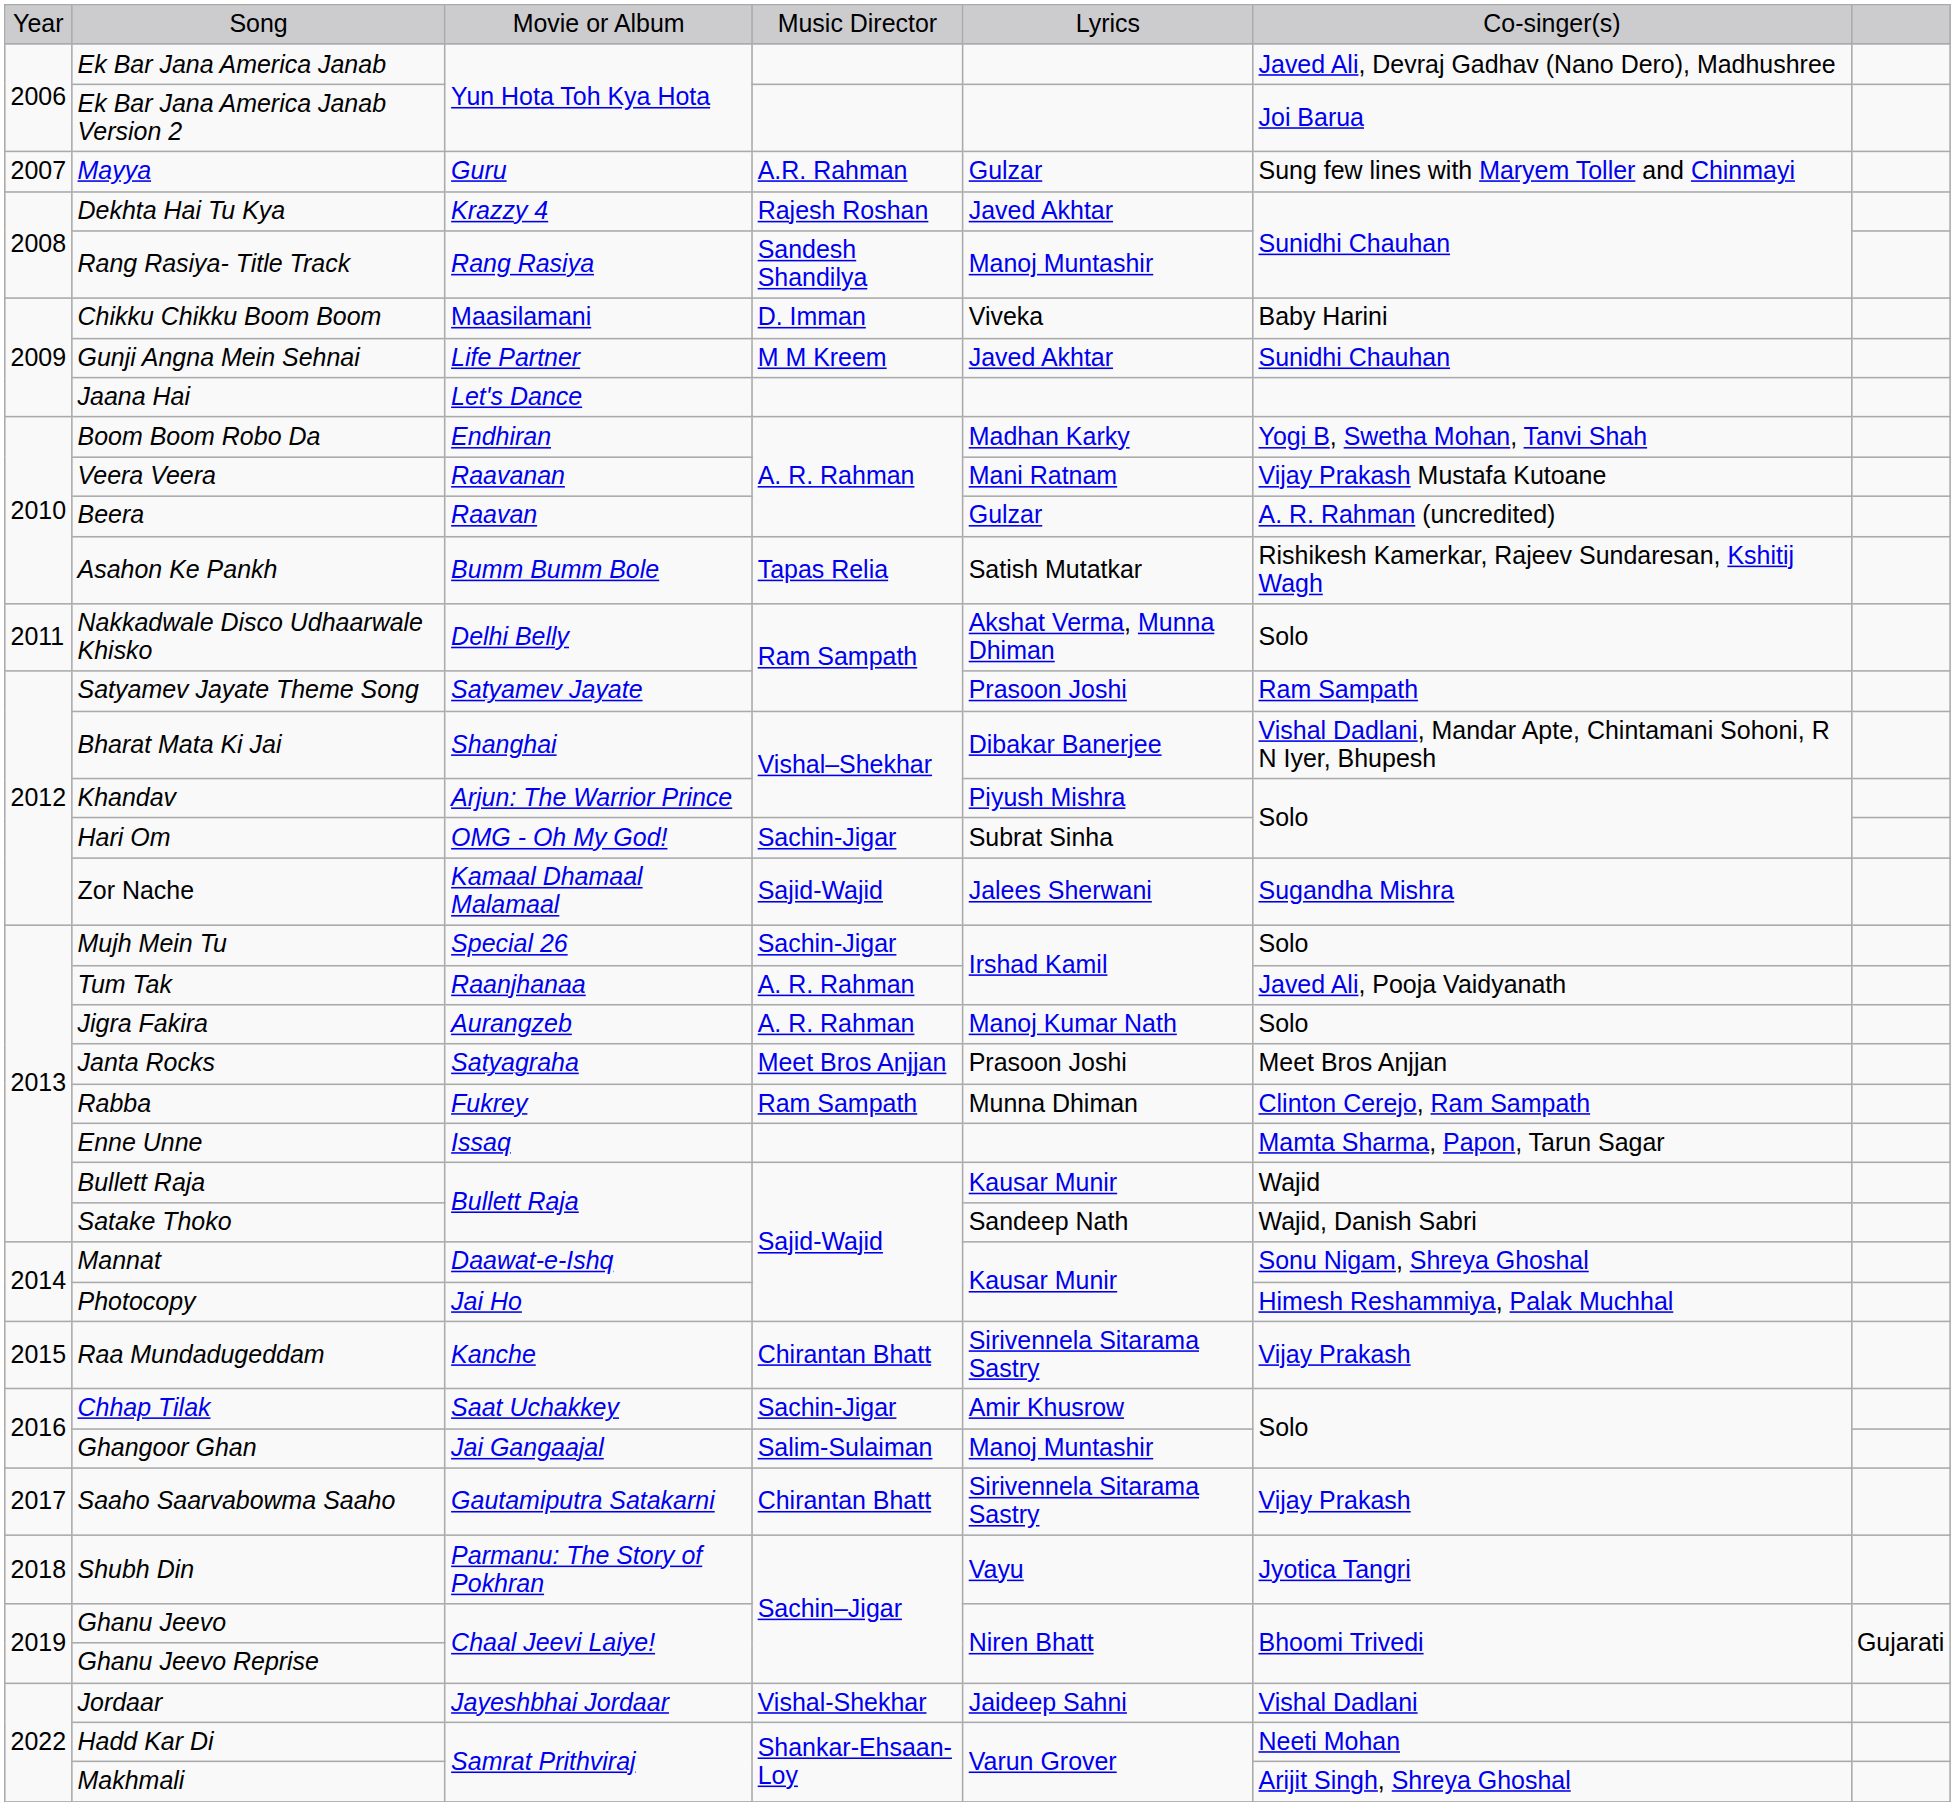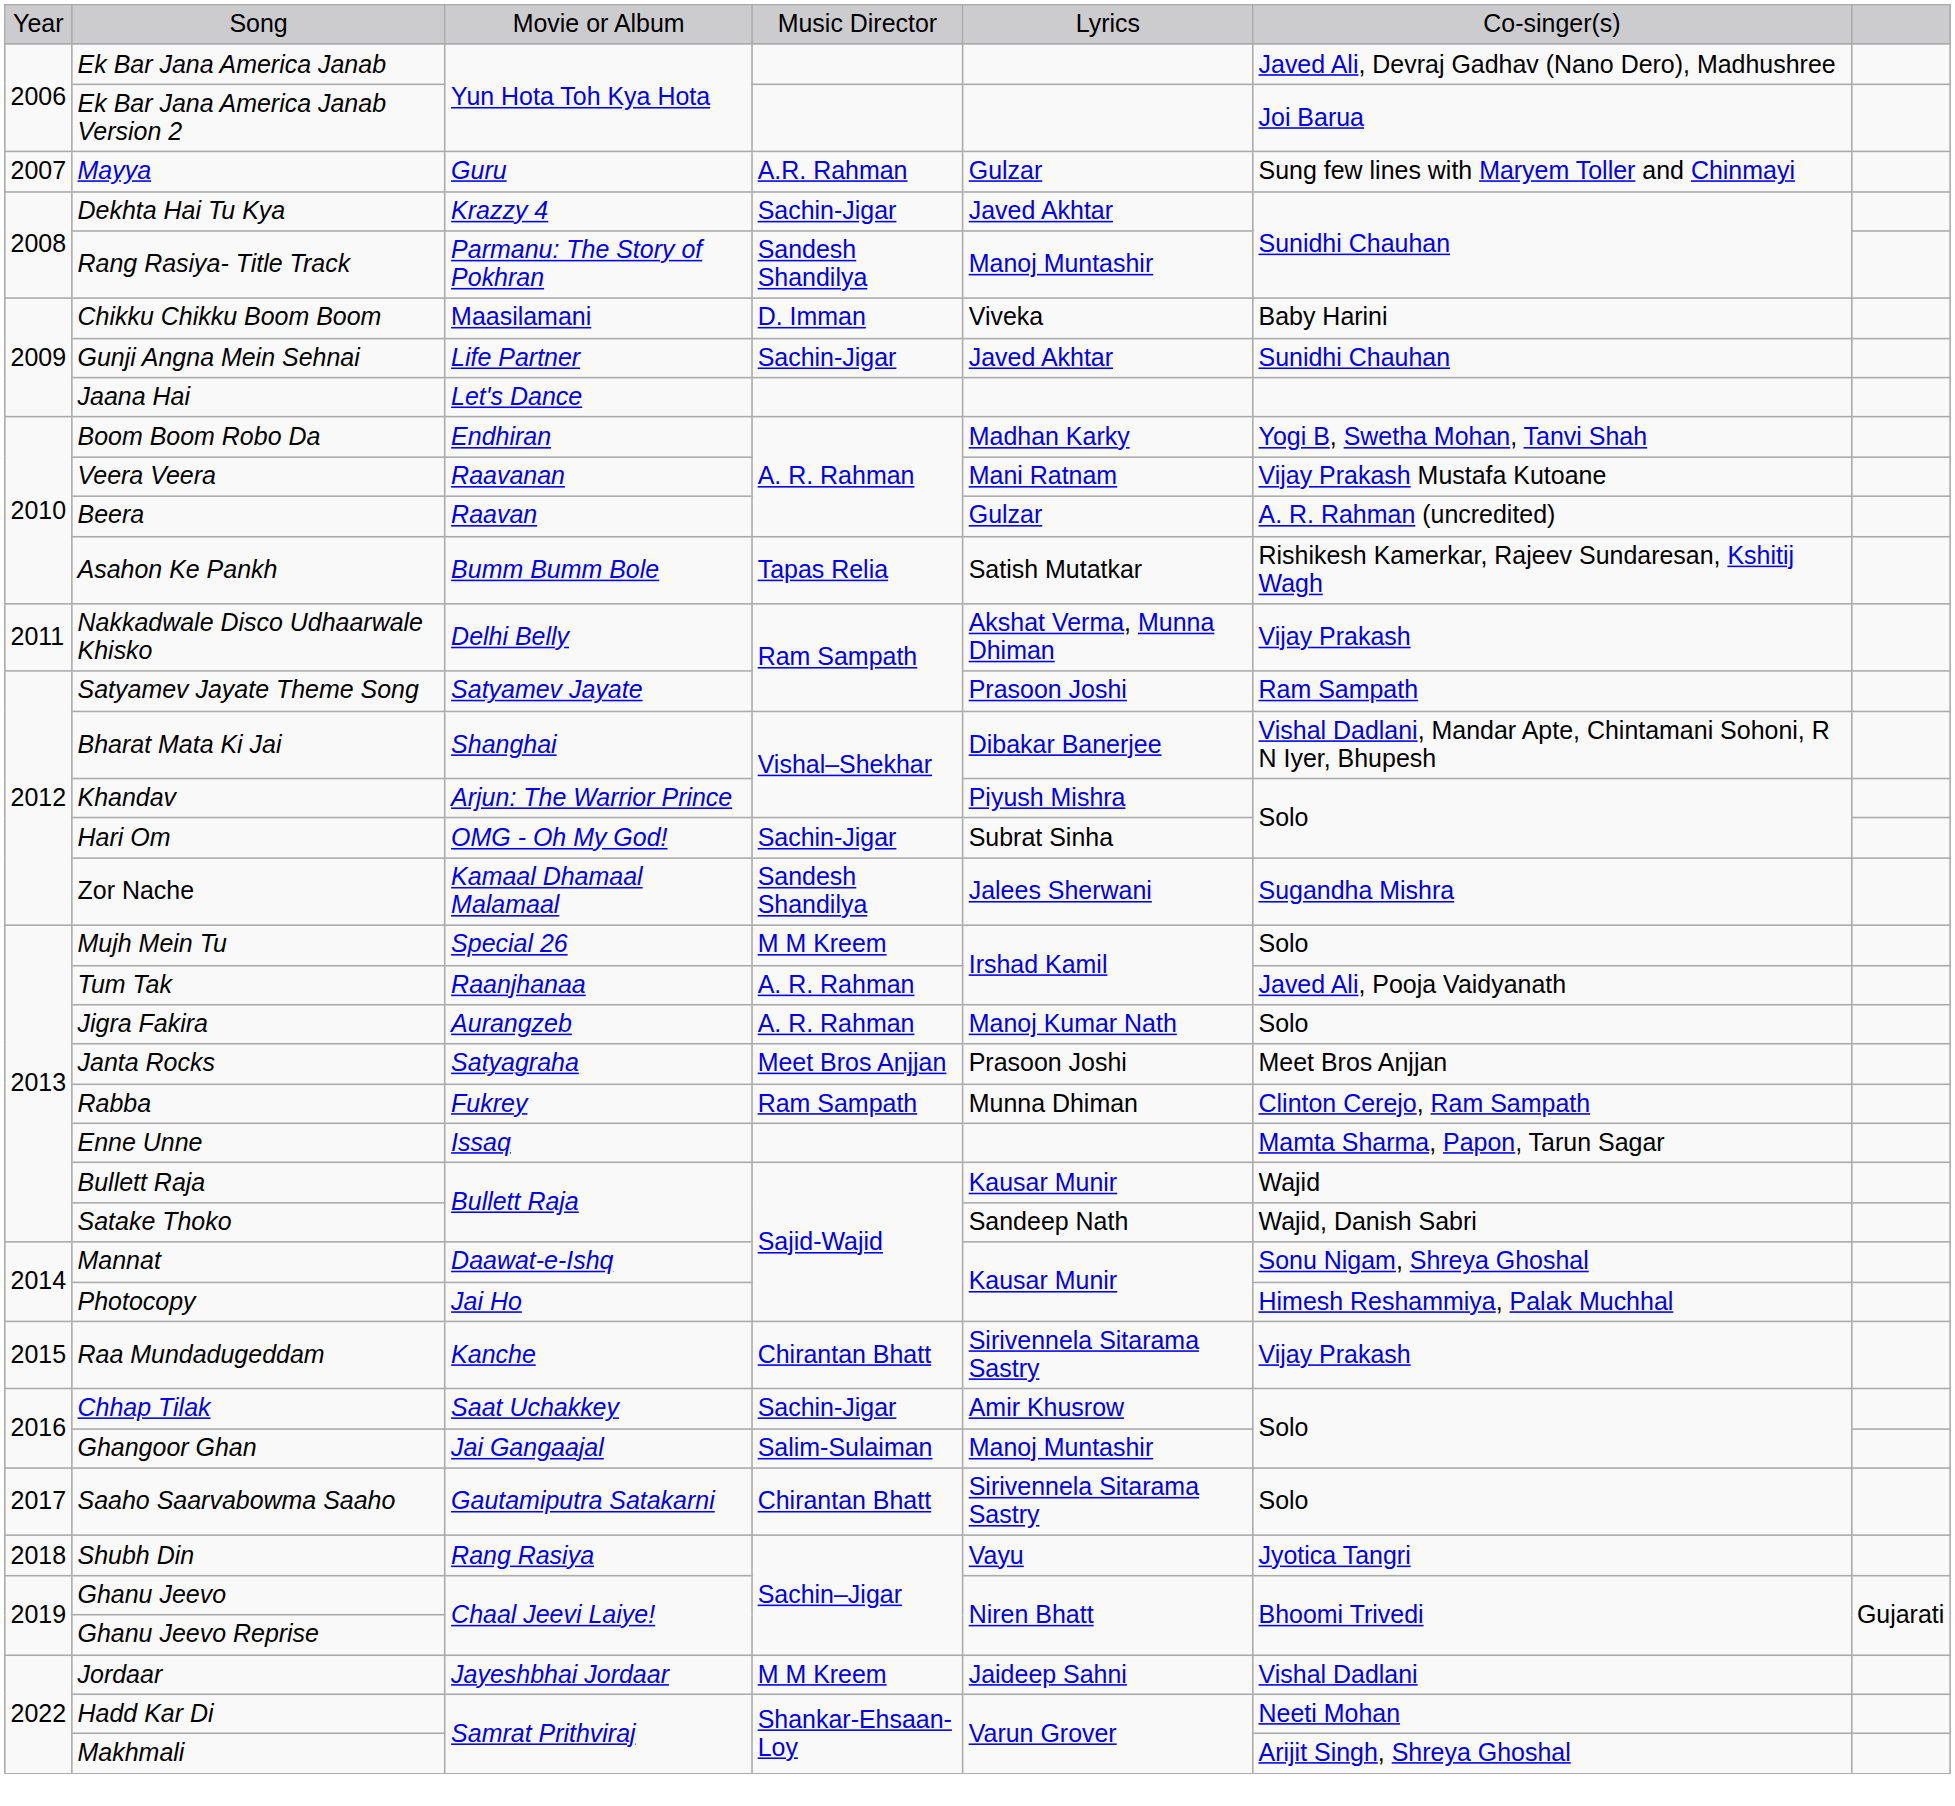(843, 210) Rajesh Roshan -> (827, 210) Sachin-Jigar
(523, 264) Rang Rasiya -> (577, 264) Parmanu: The Story of Pokhran
(822, 357) M M Kreem -> (827, 357) Sachin-Jigar
(1284, 637) Solo -> (1335, 637) Vijay Prakash
(820, 891) Sajid-Wajid -> (812, 891) Sandesh Shandilya
(827, 944) Sachin-Jigar -> (822, 944) M M Kreem
(1335, 1501) Vijay Prakash -> (1284, 1501) Solo
(577, 1569) Parmanu: The Story of Pokhran -> (523, 1555) Rang Rasiya
(842, 1702) Vishal-Shekhar -> (822, 1673) M M Kreem
